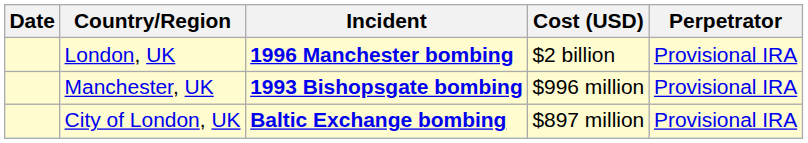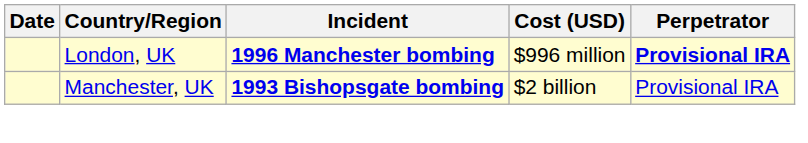(574, 54) $2 billion -> (570, 54) $996 million
(726, 54) normal -> (713, 54) bold
(588, 87) $996 million -> (555, 87) $2 billion
- row: (153, 120)
